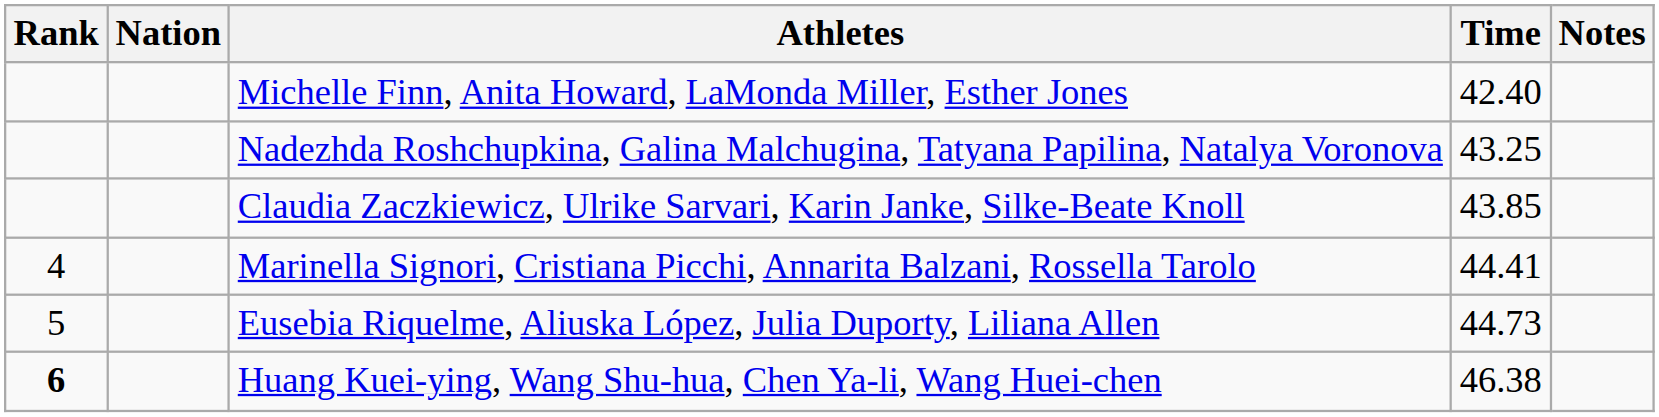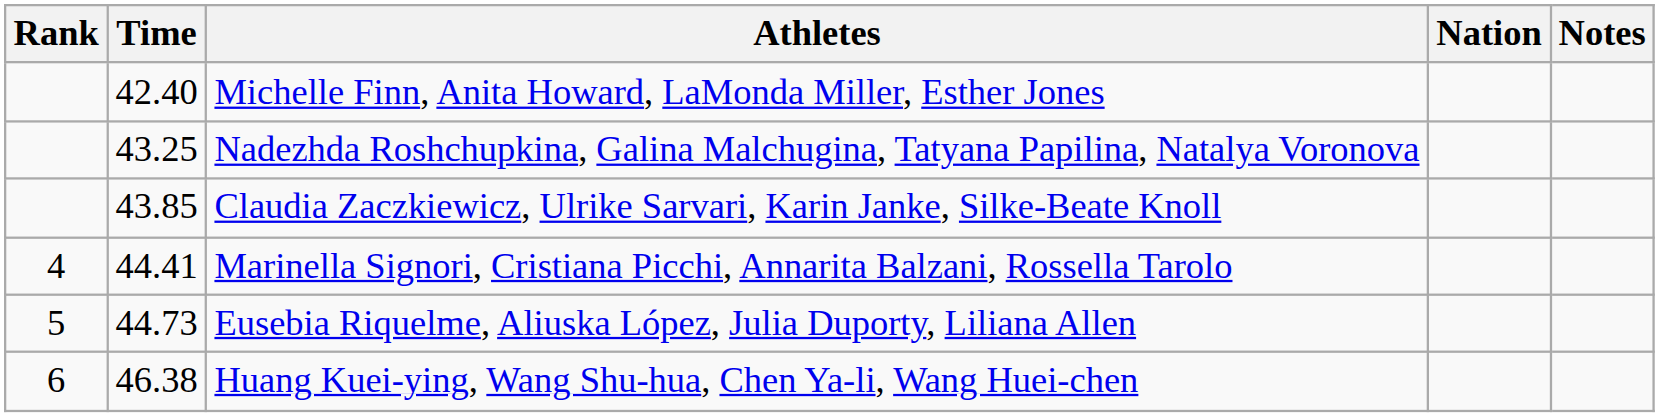columns swapped: (168, 33) <-> (1501, 33)
(56, 380) bold -> (56, 380) normal
